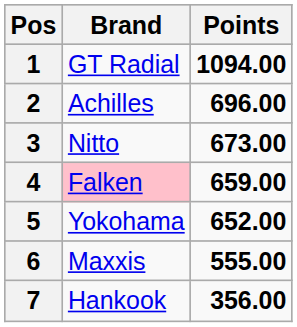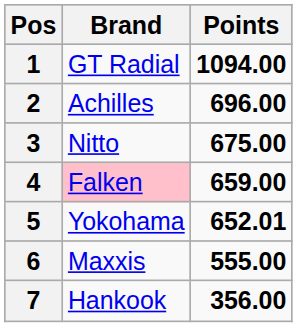(248, 143) 673.00 -> (248, 143) 675.00
(248, 222) 652.00 -> (248, 222) 652.01
